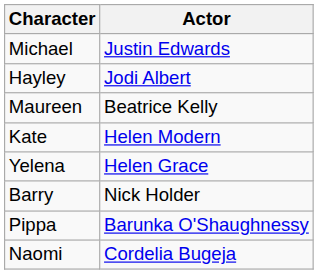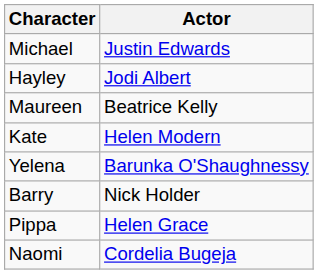(156, 166) Helen Grace -> (206, 166) Barunka O'Shaughnessy
(206, 225) Barunka O'Shaughnessy -> (156, 225) Helen Grace
